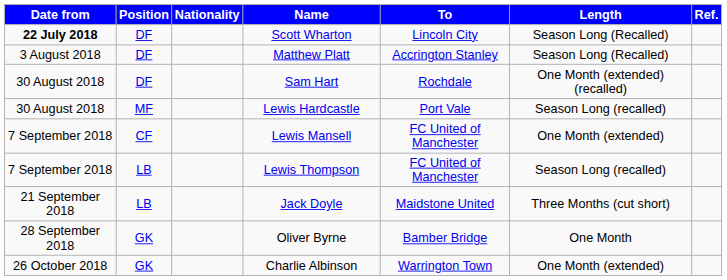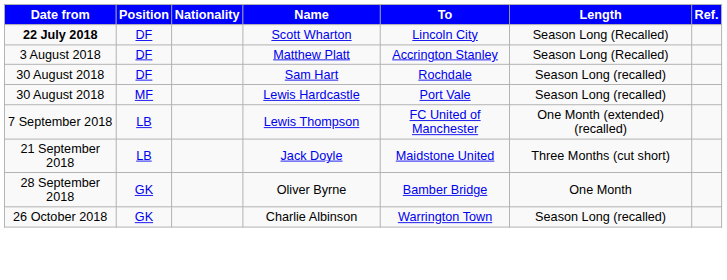(601, 82) One Month (extended) (recalled) -> (601, 75) Season Long (recalled)
- row: (312, 136)
(601, 170) Season Long (recalled) -> (601, 122) One Month (extended) (recalled)
(601, 265) One Month (extended) -> (601, 217) Season Long (recalled)
